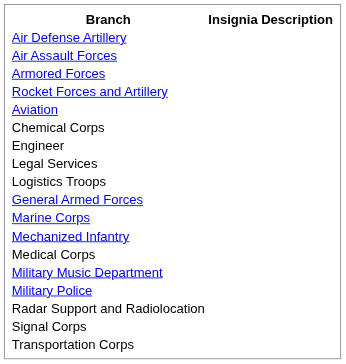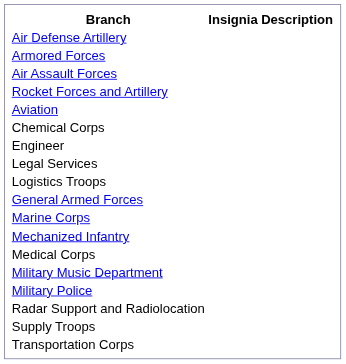rows swapped: (64, 55) <-> (59, 73)
- row: (49, 326)
+ row: (53, 326)
